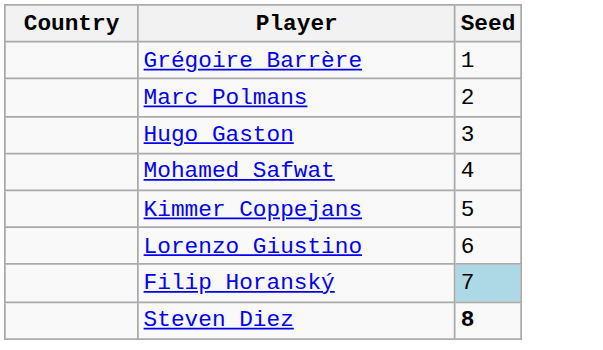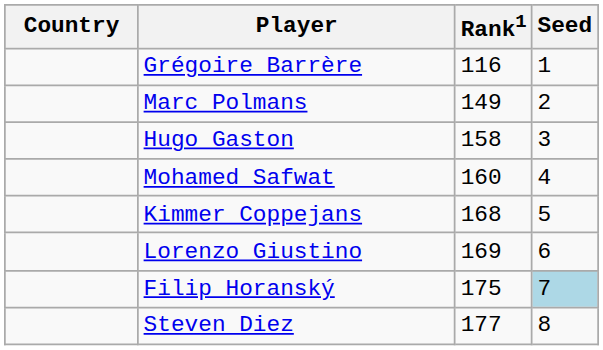+ column: (494, 26)
(468, 320) bold -> (544, 326) normal
